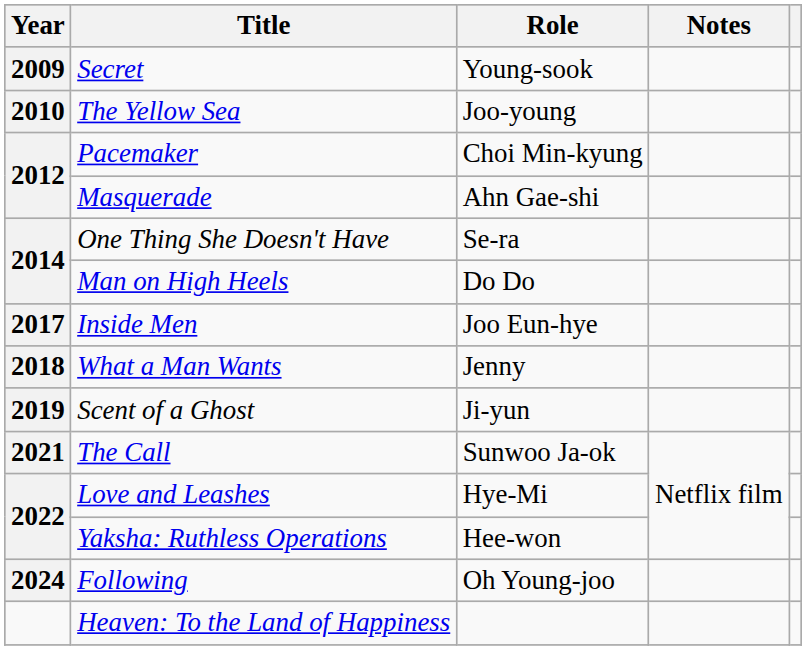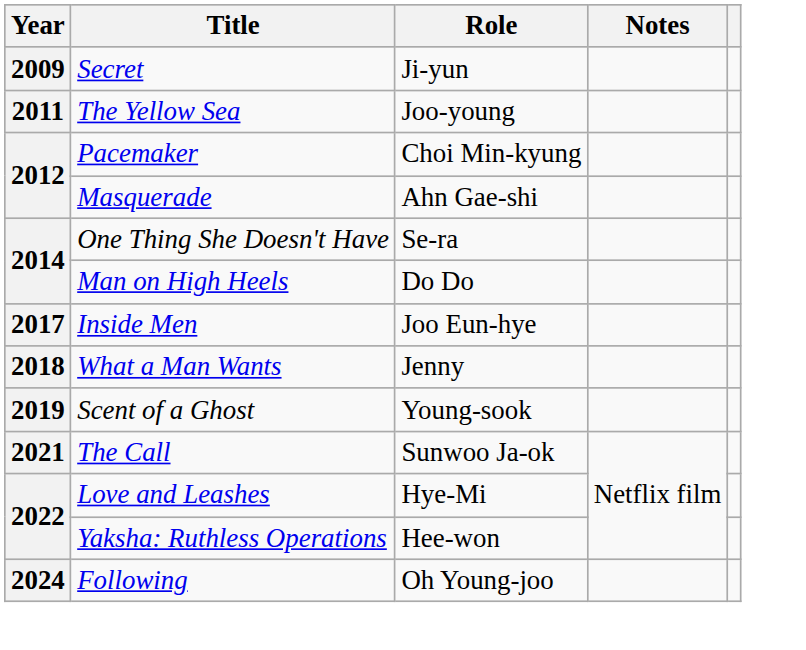(528, 68) Young-sook -> (435, 68) Ji-yun
(38, 111) 2010 -> (38, 111) 2011
(496, 409) Ji-yun -> (467, 409) Young-sook
- row: (264, 622)
